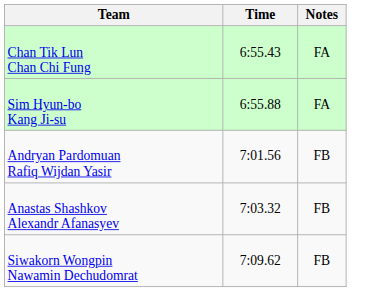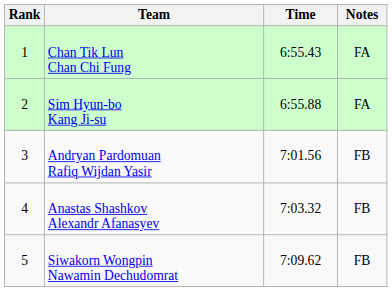+ column: (25, 15)
